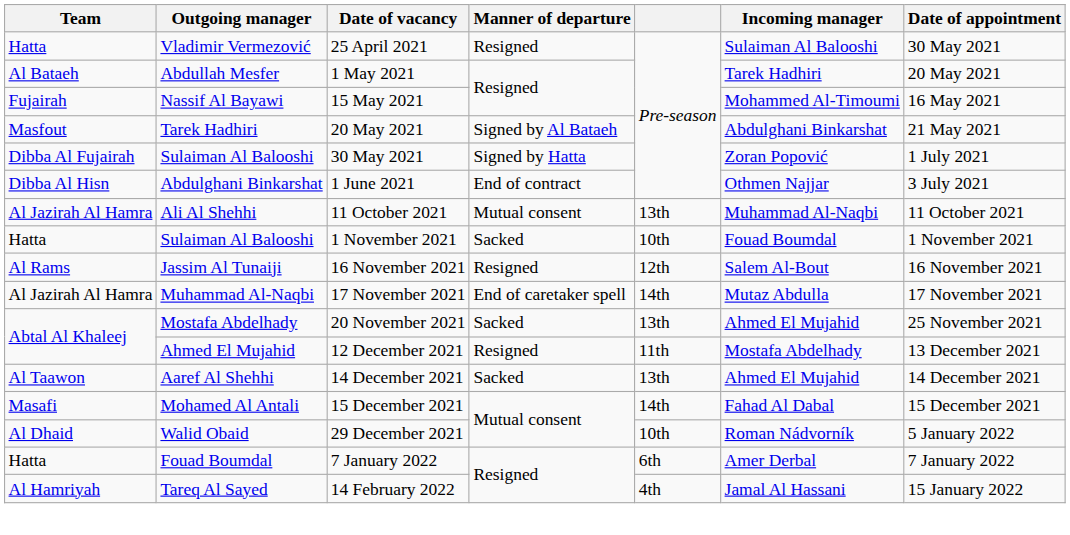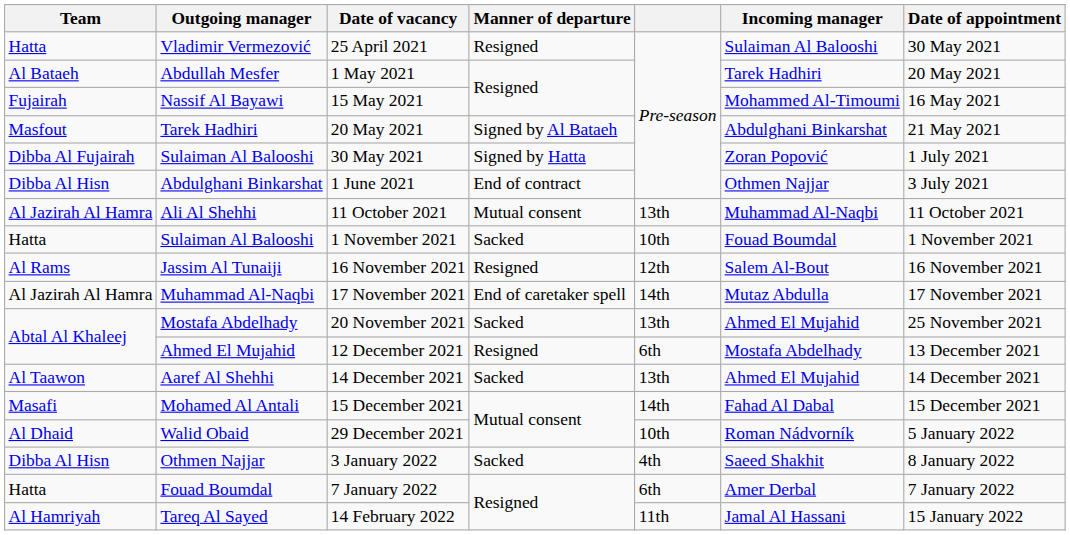(654, 350) 11th -> (650, 350) 6th
+ row: (384, 460)
(650, 488) 4th -> (654, 516) 11th
